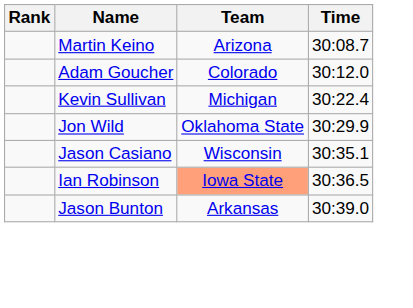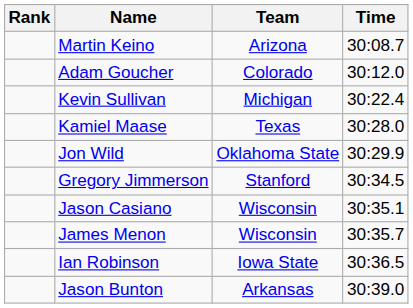+ row: (112, 126)
+ row: (133, 180)
+ row: (112, 235)
(243, 180) lightsalmon background -> (278, 262) no background
